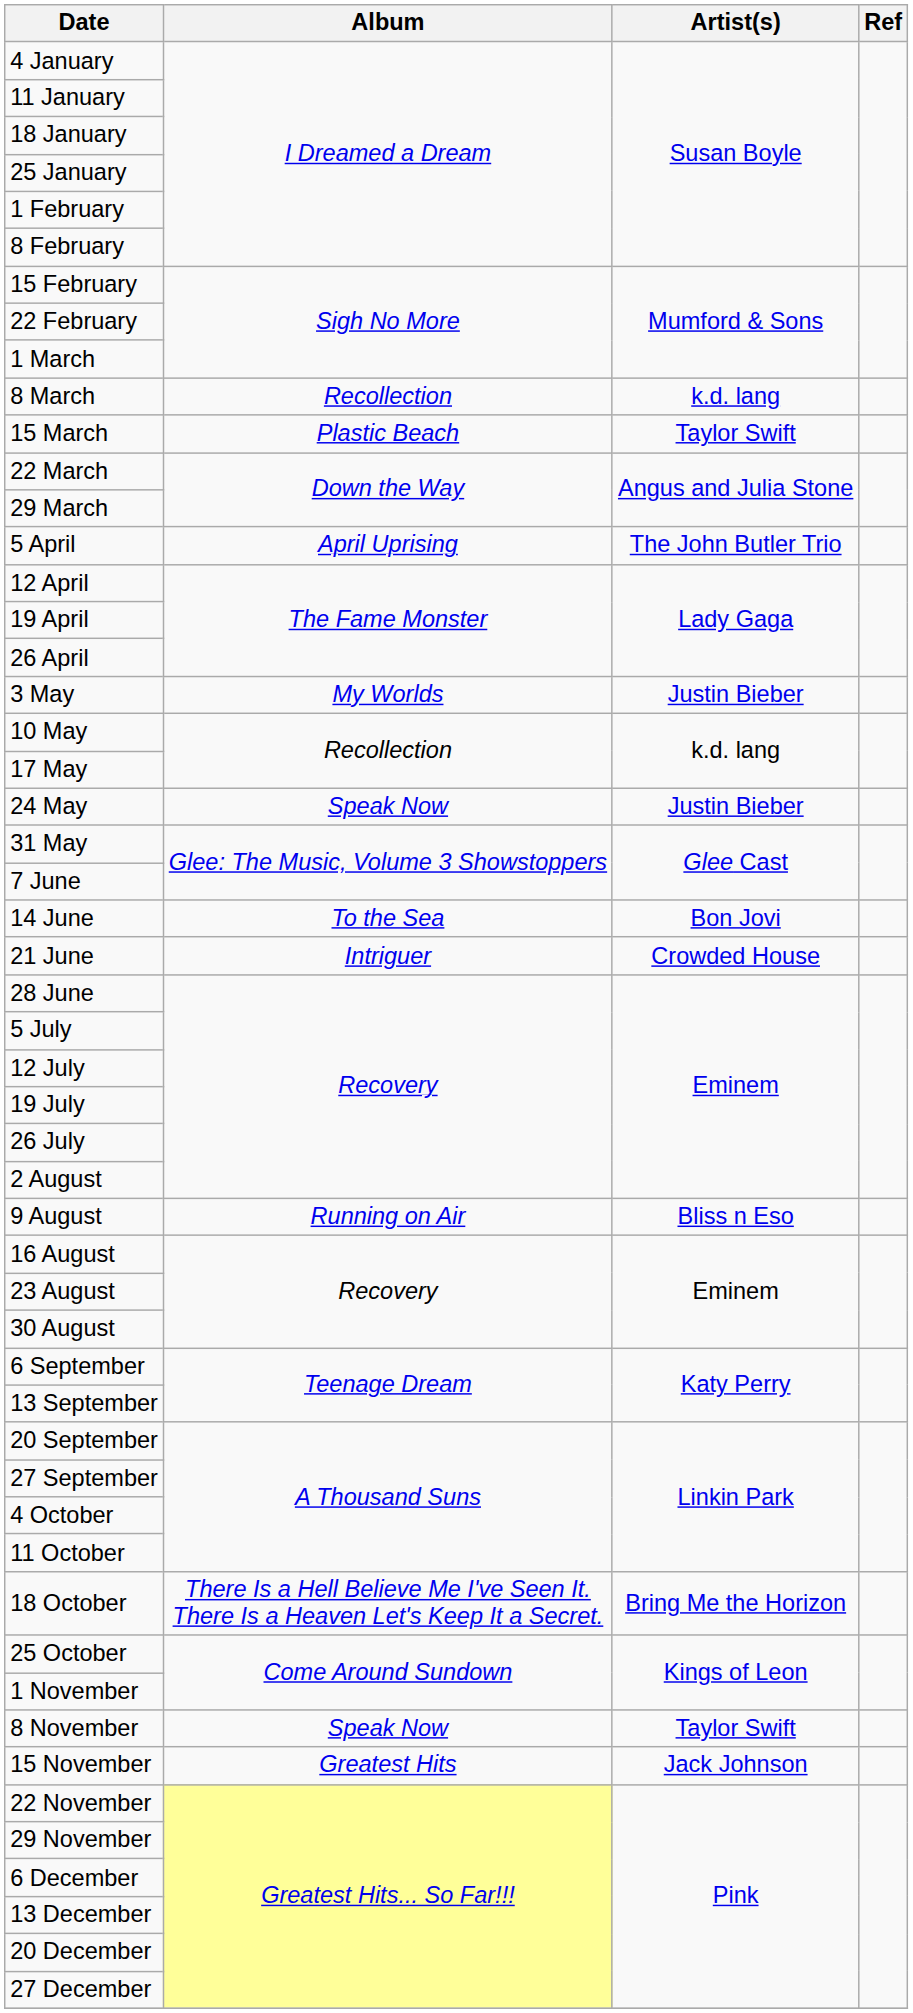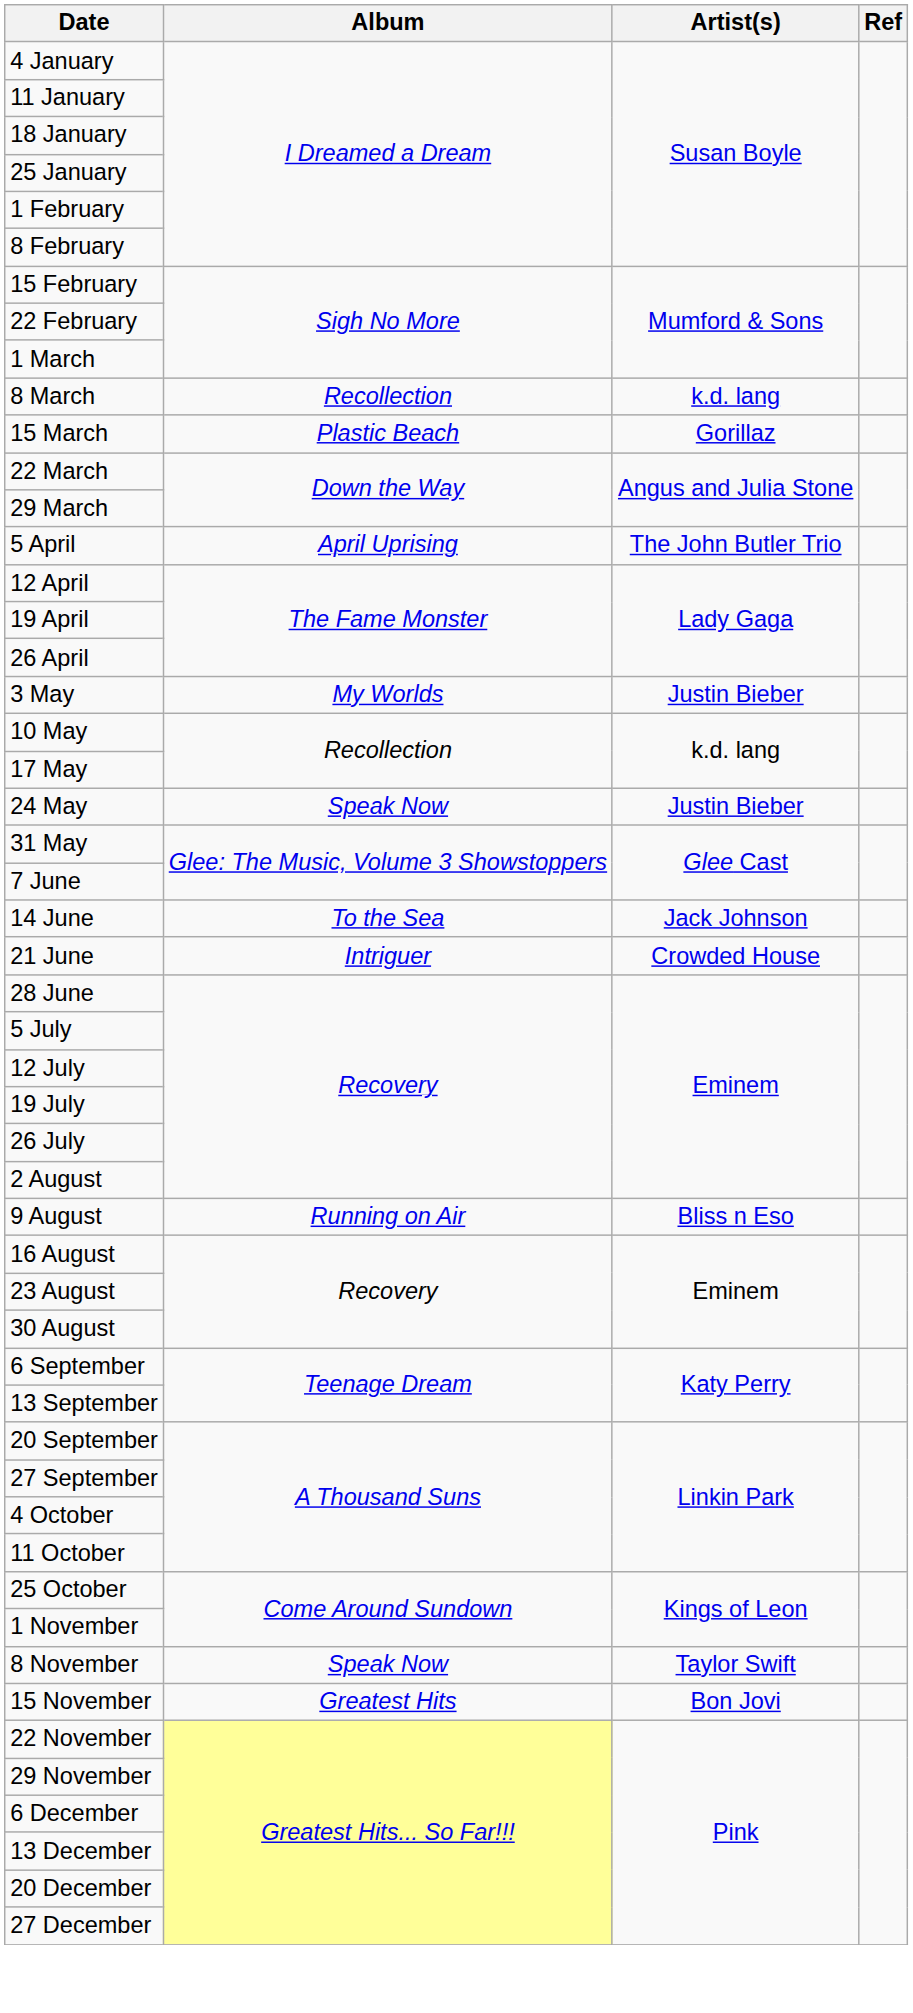(736, 433) Taylor Swift -> (736, 433) Gorillaz
(736, 918) Bon Jovi -> (736, 918) Jack Johnson
- row: (68, 1603)
(736, 1765) Jack Johnson -> (736, 1701) Bon Jovi
